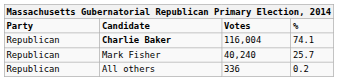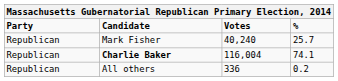rows swapped: (137, 40) <-> (131, 55)
